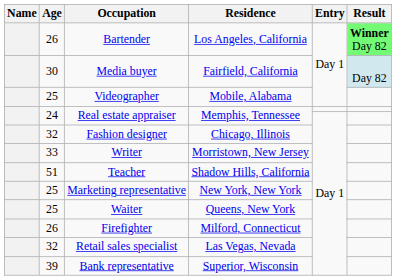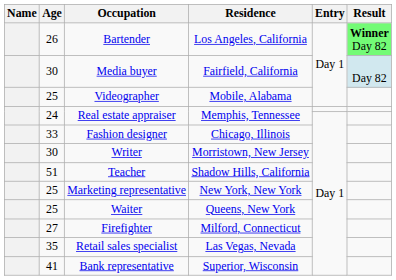(52, 134) 32 -> (52, 134) 33
(52, 153) 33 -> (52, 153) 30
(52, 228) 26 -> (52, 228) 27
(52, 247) 32 -> (52, 247) 35
(52, 265) 39 -> (52, 265) 41
